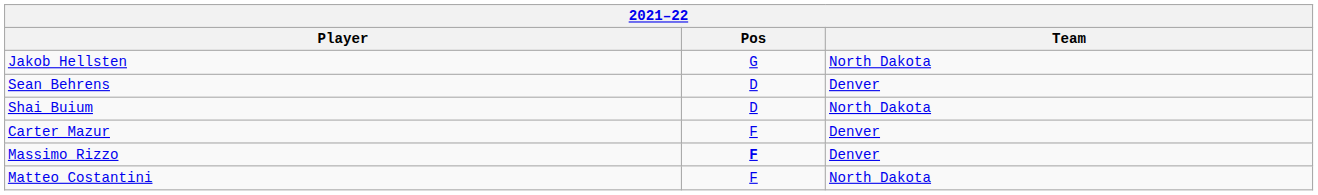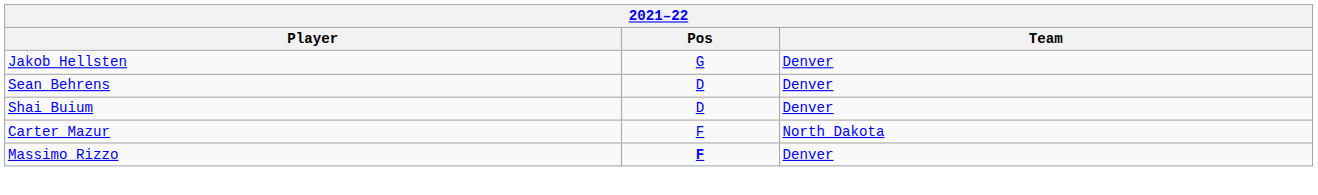(880, 62) North Dakota -> (808, 62) Denver
(880, 108) North Dakota -> (808, 108) Denver
(855, 132) Denver -> (834, 132) North Dakota
- row: (80, 178)
